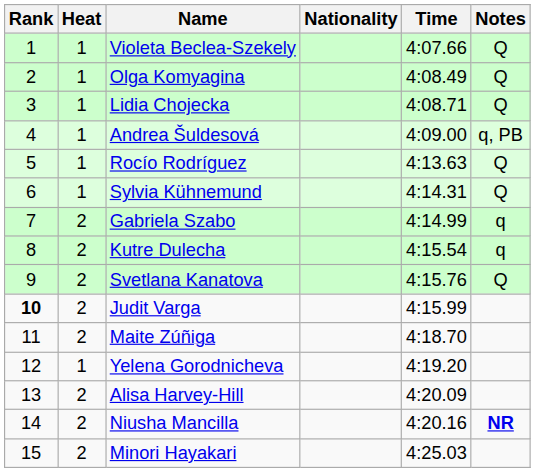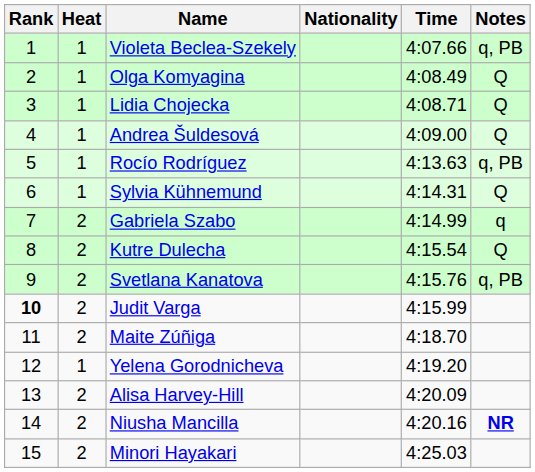(501, 47) Q -> (501, 47) q, PB
(501, 134) q, PB -> (501, 134) Q
(501, 163) Q -> (501, 163) q, PB
(501, 250) q -> (501, 250) Q
(501, 279) Q -> (501, 279) q, PB
